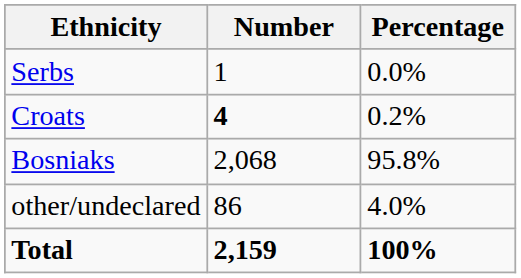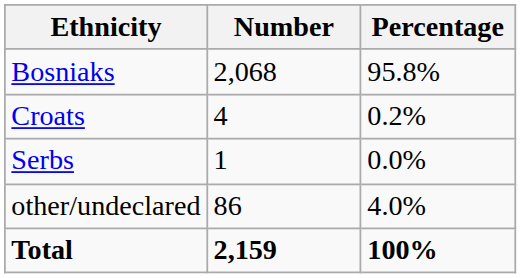rows swapped: (63, 160) <-> (43, 71)
(221, 116) bold -> (221, 116) normal
